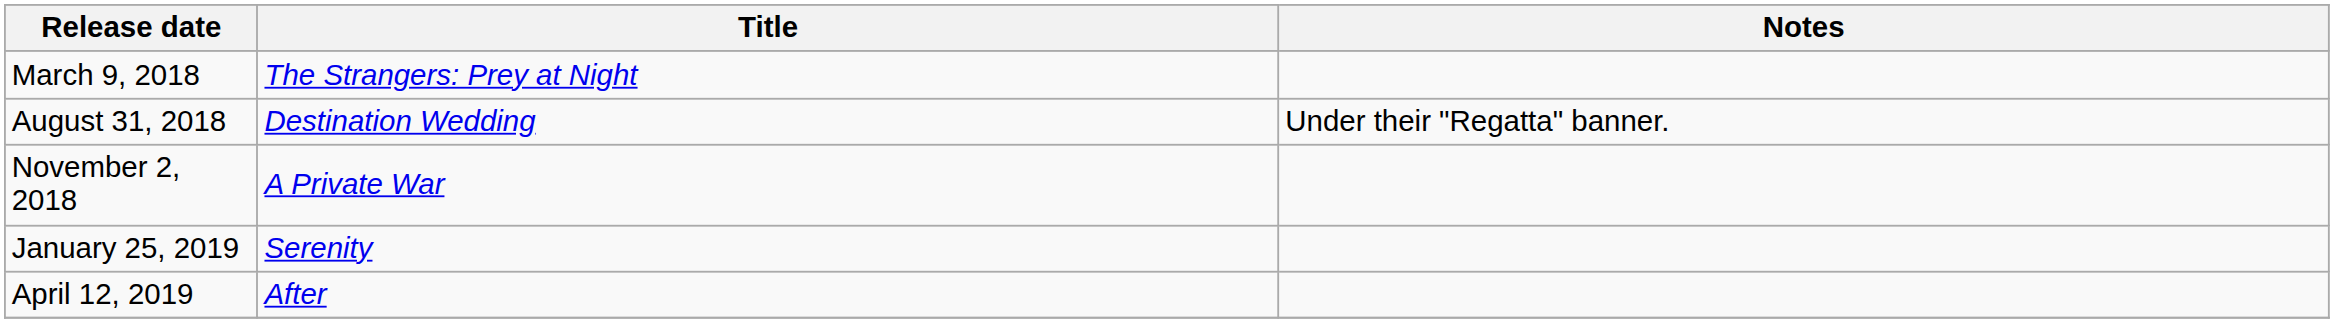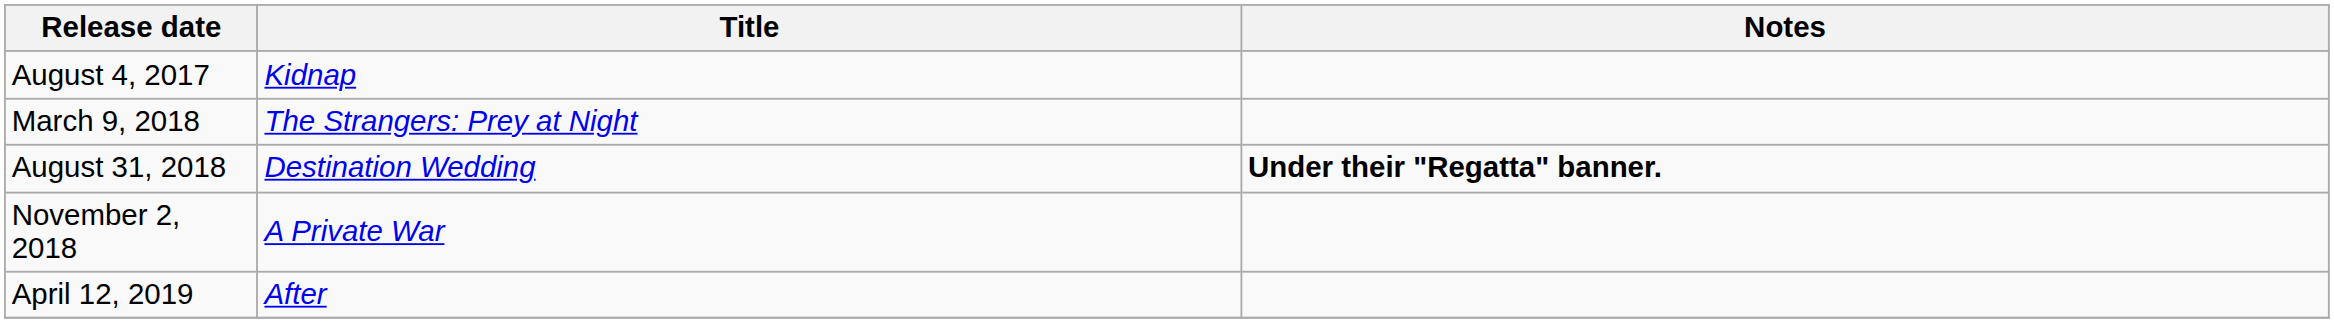+ row: (111, 74)
(1477, 121) normal -> (1455, 167) bold
- row: (125, 247)
